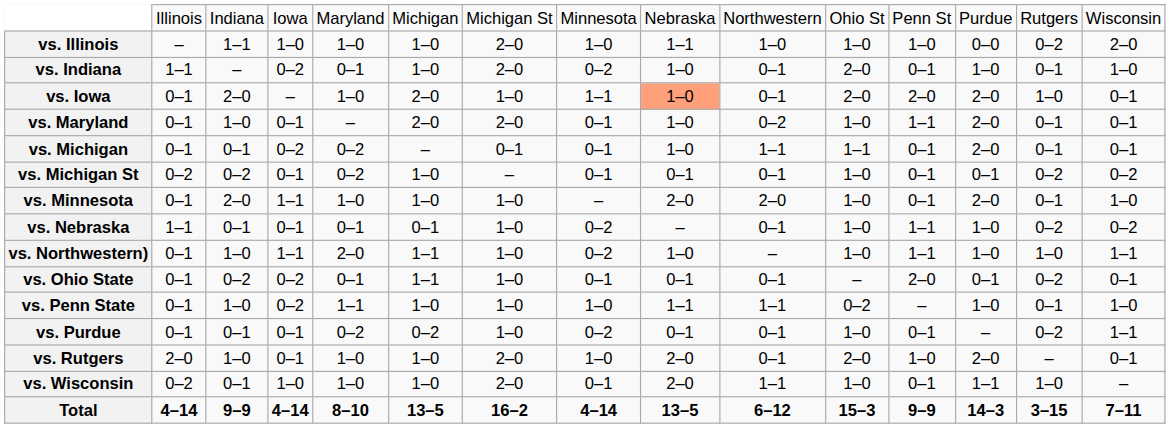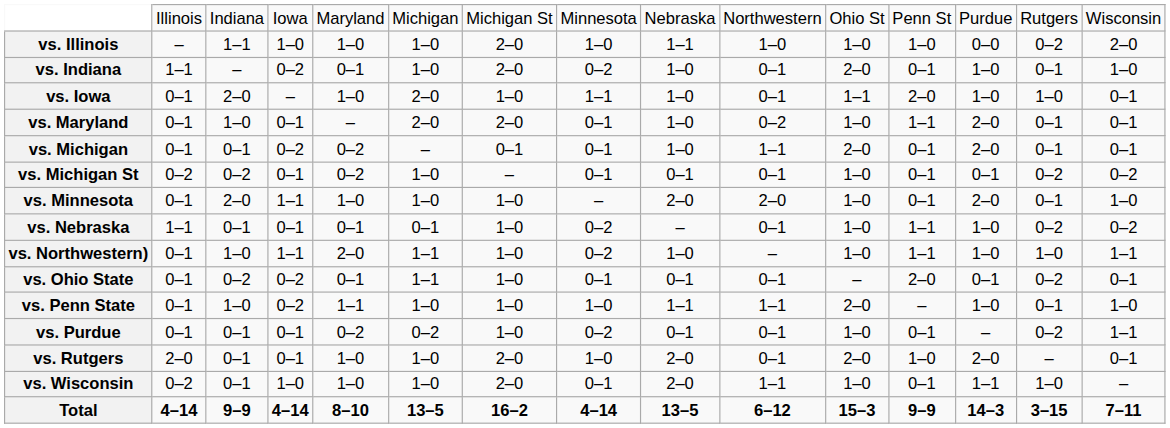(680, 97) lightsalmon background -> (680, 97) no background
(857, 97) 2–0 -> (857, 97) 1–1
(986, 97) 2–0 -> (986, 97) 1–0
(857, 149) 1–1 -> (857, 149) 2–0
(857, 306) 0–2 -> (857, 306) 2–0
(237, 358) 1–0 -> (237, 358) 0–1
